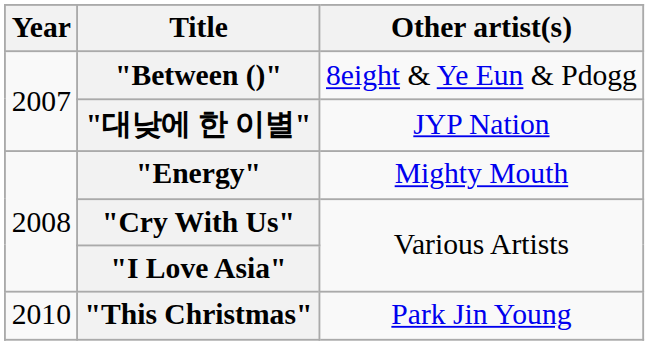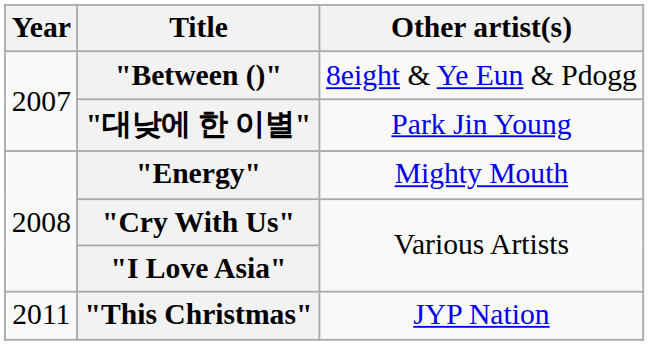(481, 124) JYP Nation -> (481, 124) Park Jin Young
(41, 315) 2010 -> (41, 315) 2011
(481, 315) Park Jin Young -> (481, 315) JYP Nation
